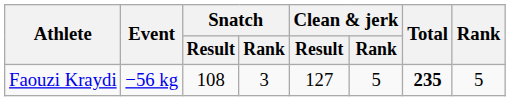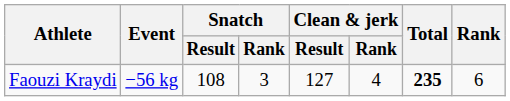(376, 80) 5 -> (376, 80) 4
(479, 80) 5 -> (479, 80) 6
